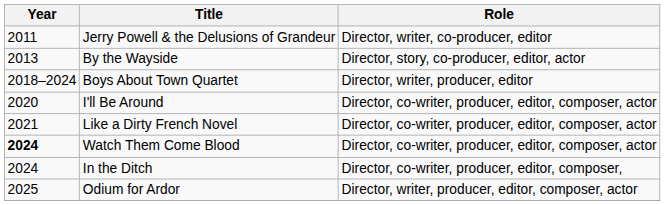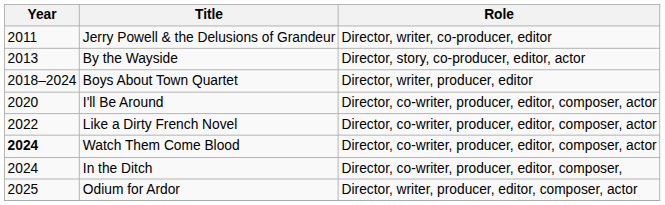(23, 124) 2021 -> (23, 124) 2022
